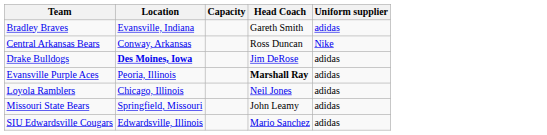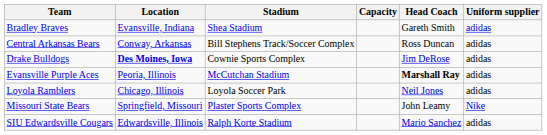+ column: (281, 12)
(324, 43) Nike -> (479, 43) adidas
(327, 106) adidas -> (476, 106) Nike
